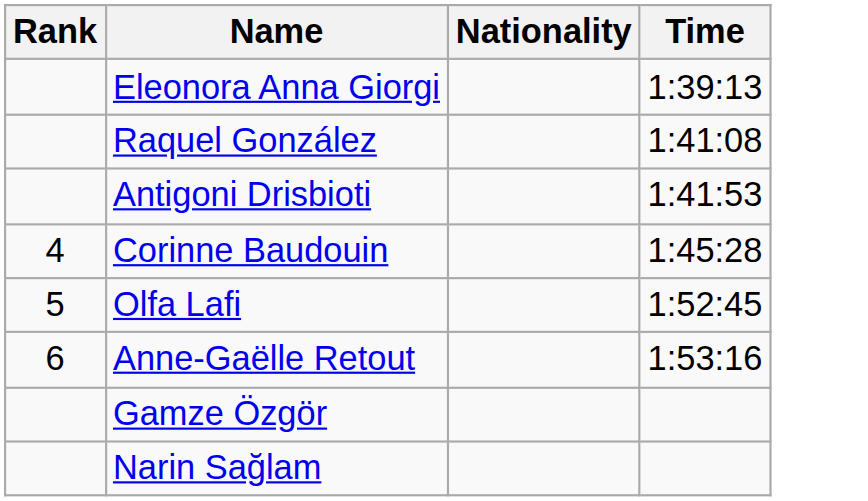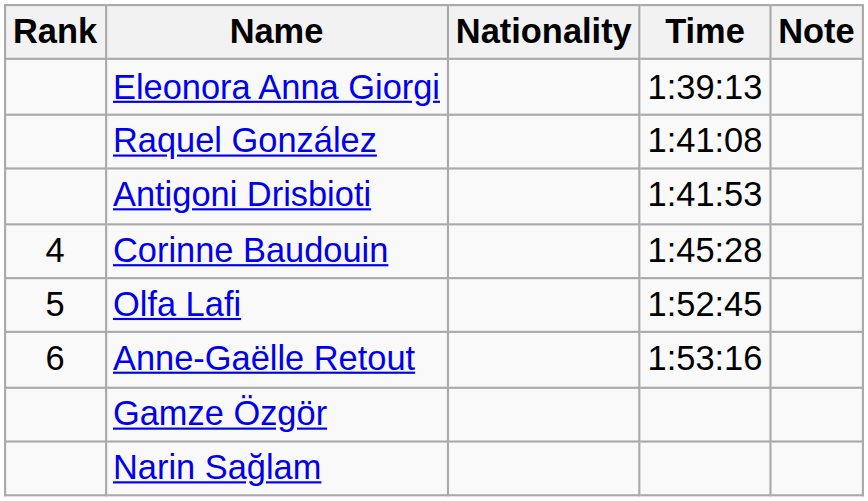+ column: (816, 31)
